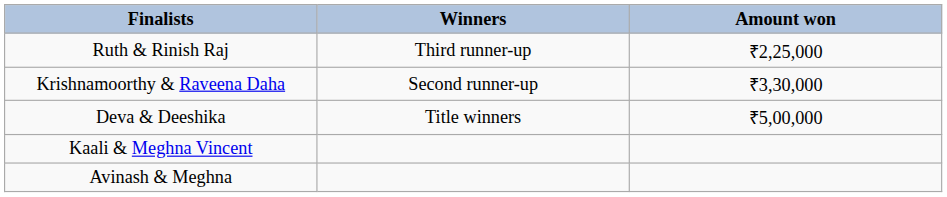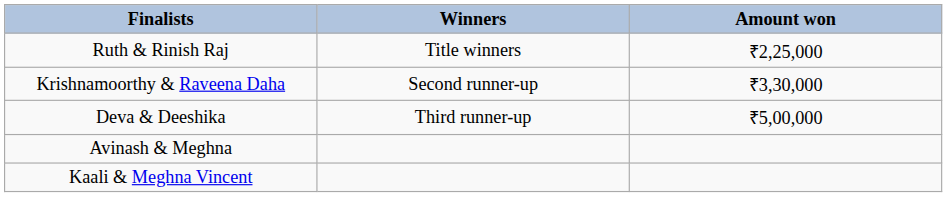(473, 50) Third runner-up -> (473, 50) Title winners
(473, 117) Title winners -> (473, 117) Third runner-up
rows swapped: (161, 148) <-> (161, 177)
